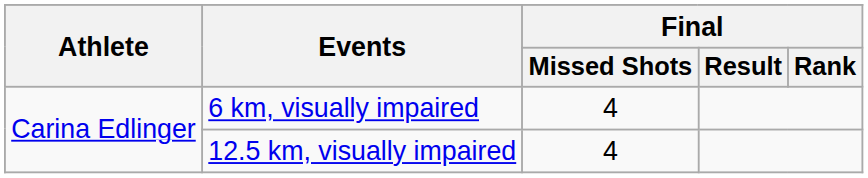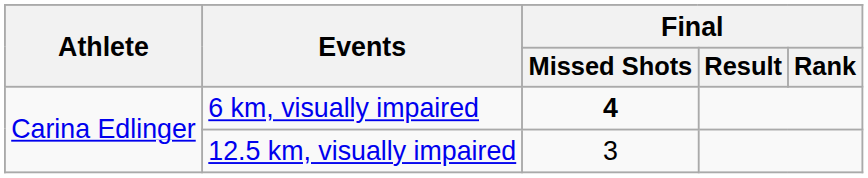(610, 109) normal -> (610, 109) bold
(610, 151) 4 -> (610, 151) 3
